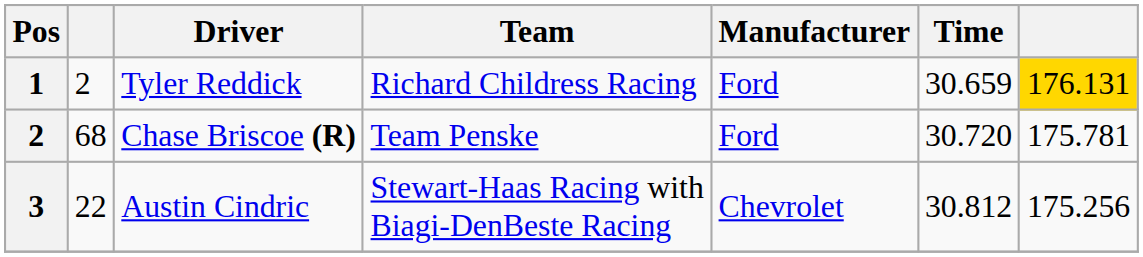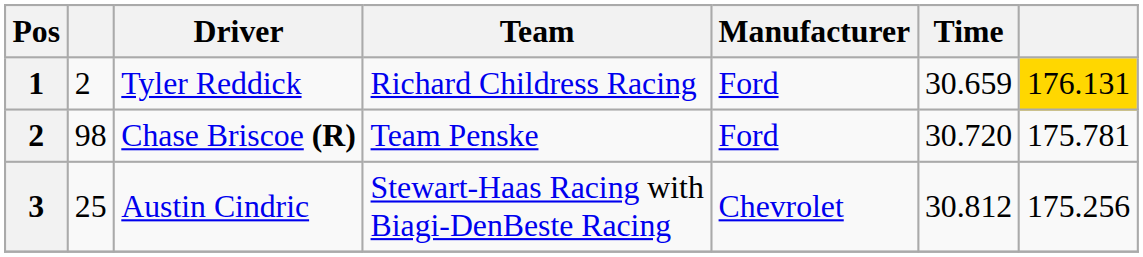(91, 135) 68 -> (91, 135) 98
(91, 206) 22 -> (91, 206) 25
